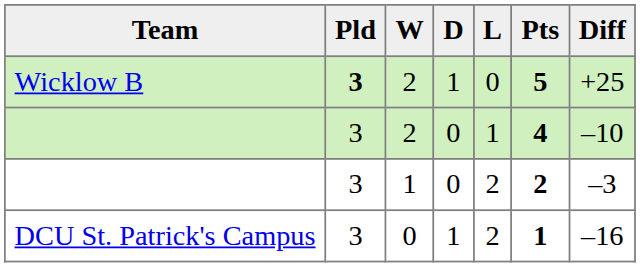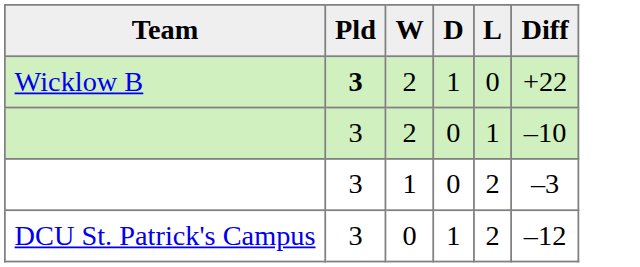- column: (540, 30)
(602, 81) +25 -> (545, 81) +22
(602, 235) –16 -> (545, 235) –12
